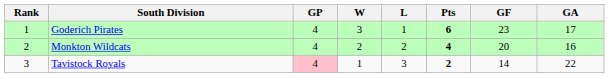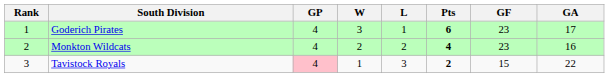(504, 47) 20 -> (504, 47) 23
(504, 64) 14 -> (504, 64) 15
